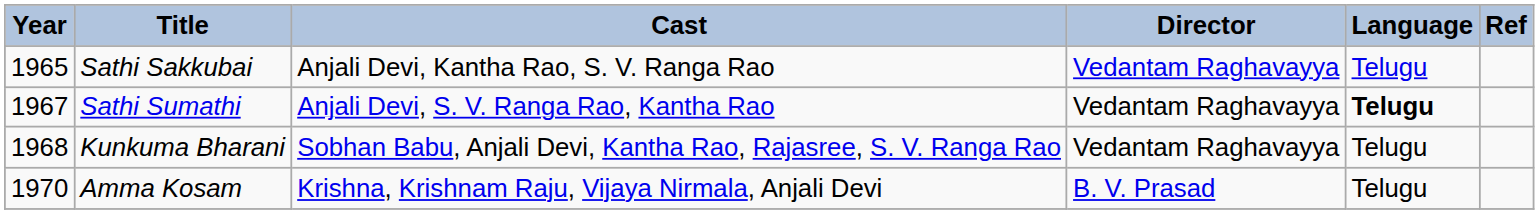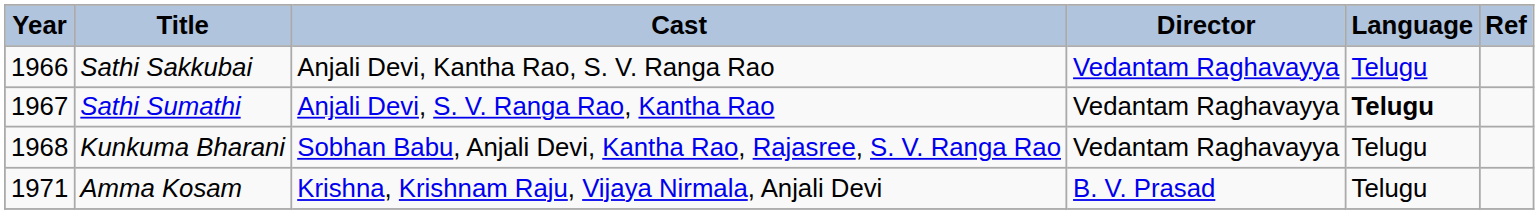(40, 66) 1965 -> (40, 66) 1966
(40, 189) 1970 -> (40, 189) 1971
